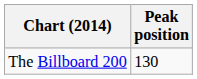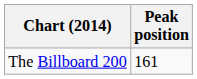(146, 61) 130 -> (146, 61) 161
